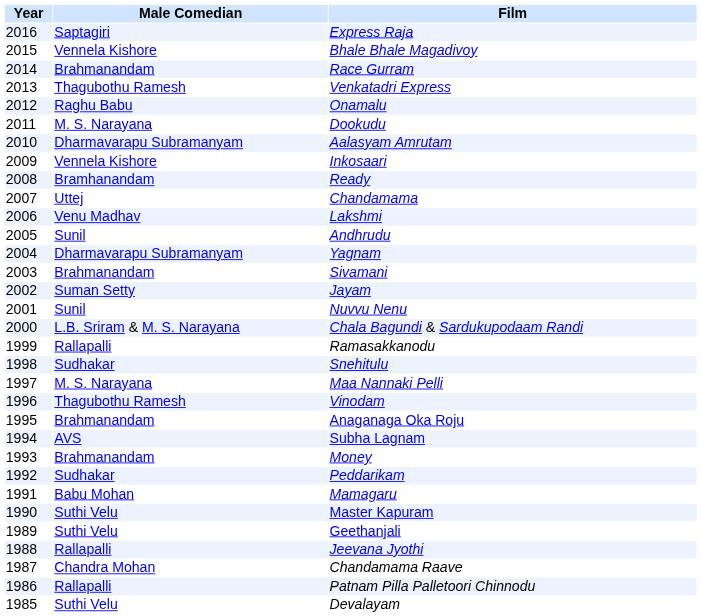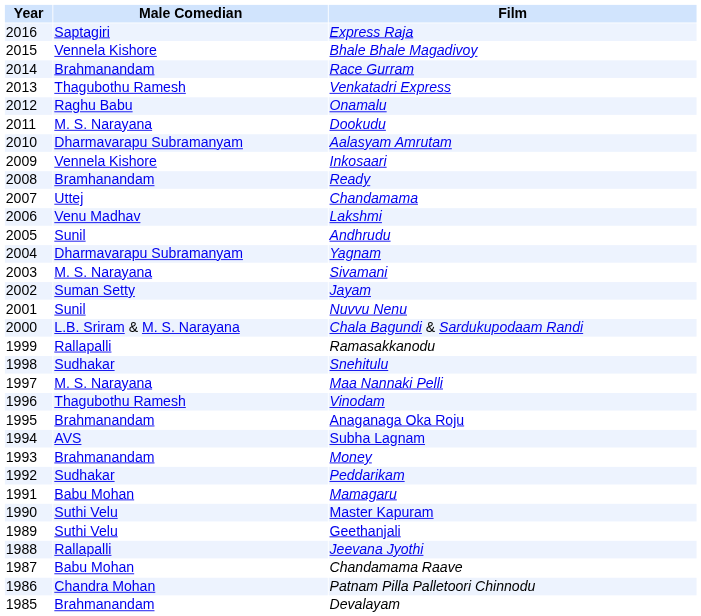(104, 272) Brahmanandam -> (103, 272) M. S. Narayana
(105, 568) Chandra Mohan -> (94, 568) Babu Mohan
(83, 586) Rallapalli -> (105, 586) Chandra Mohan
(86, 605) Suthi Velu -> (104, 605) Brahmanandam
